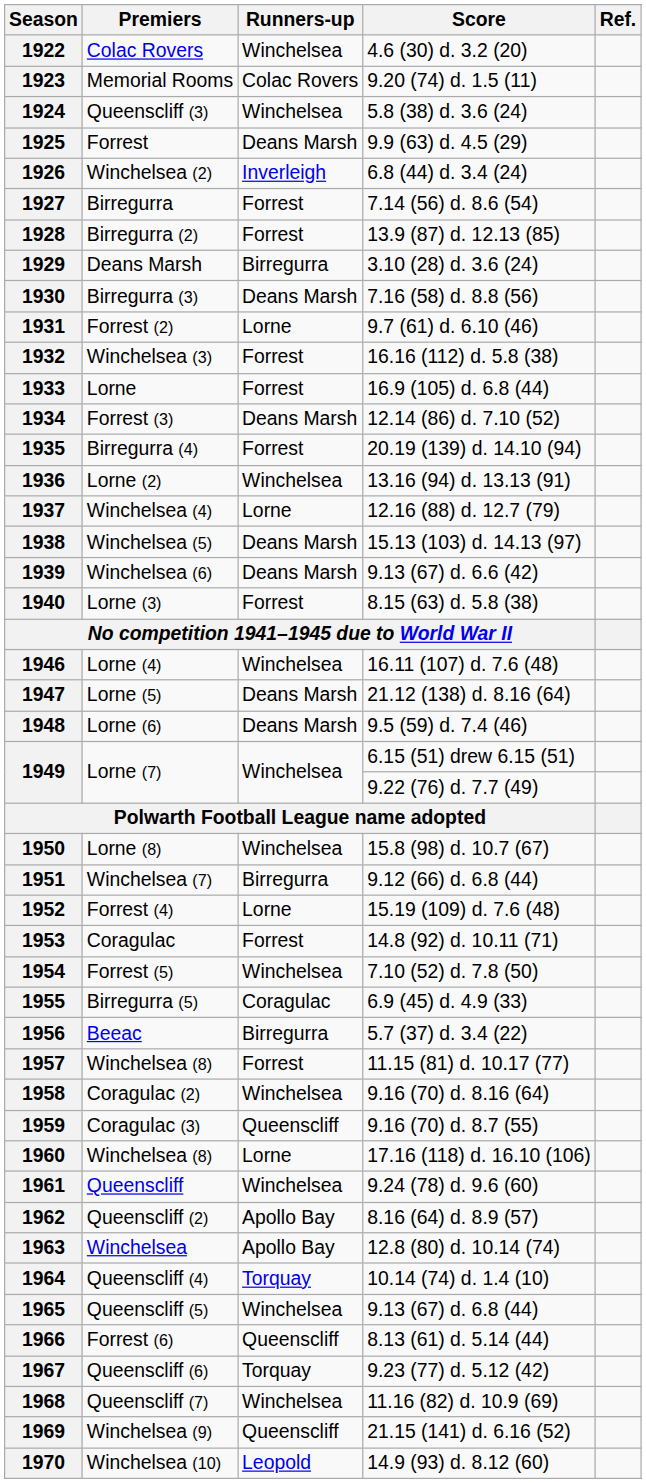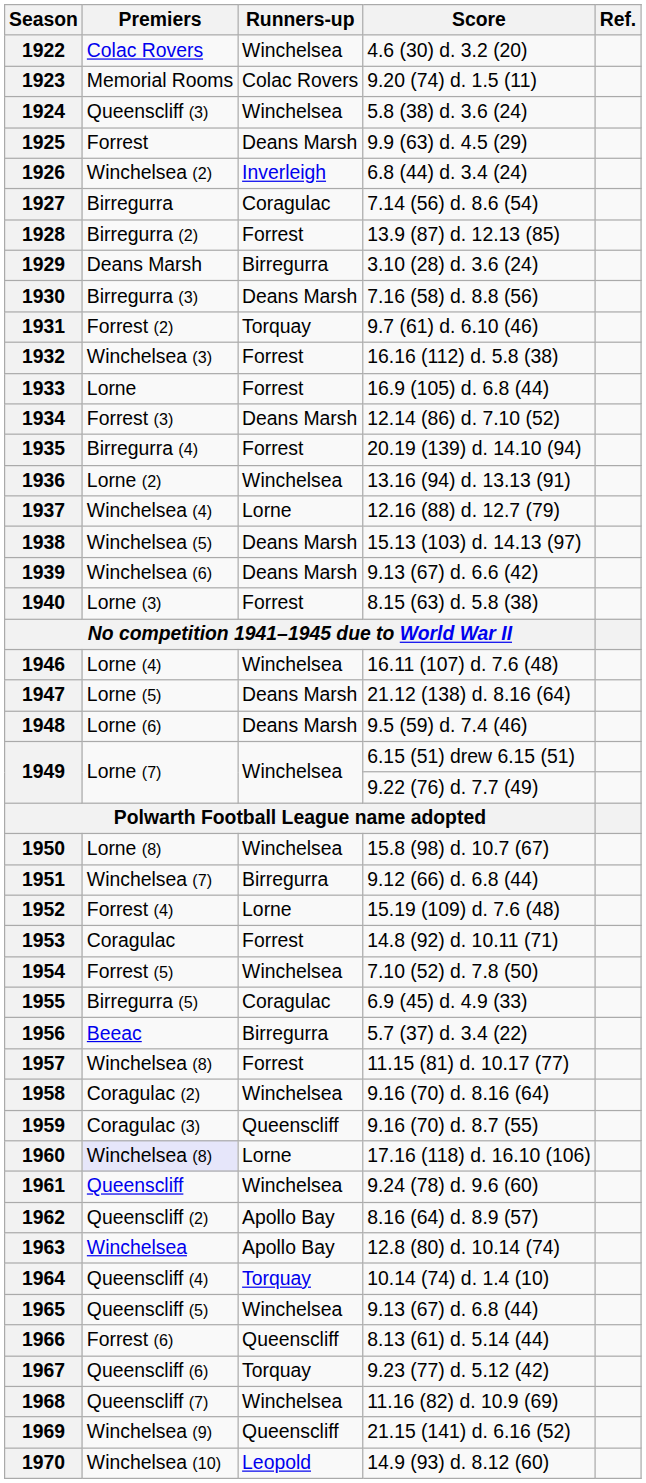(273, 204) Forrest -> (286, 204) Coragulac
(267, 326) Lorne -> (277, 326) Torquay
(149, 1155) no background -> (149, 1155) lavender background
